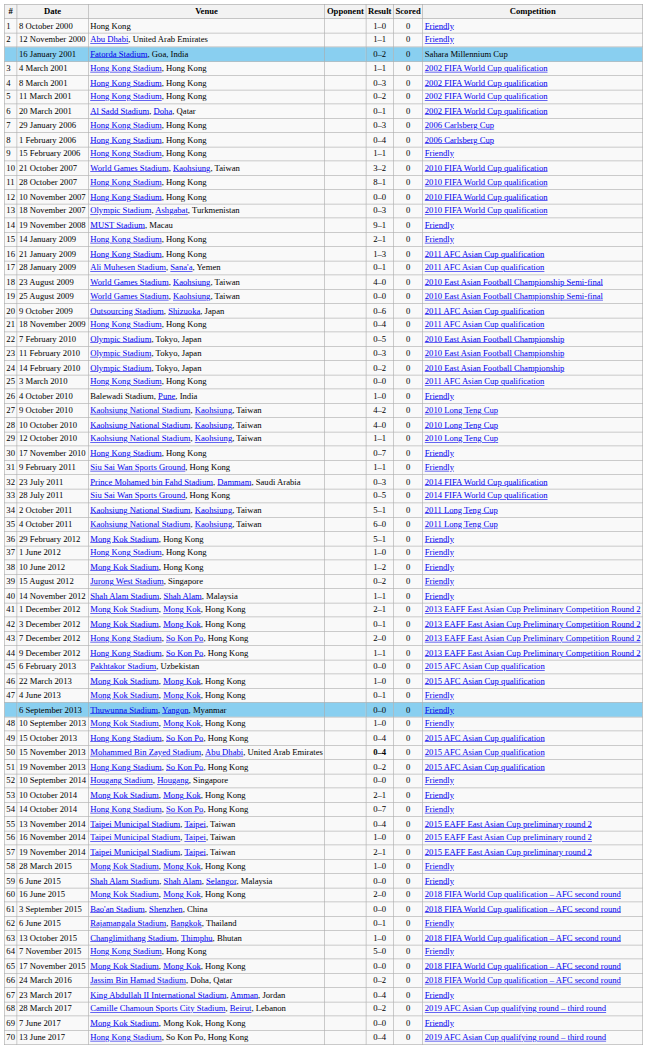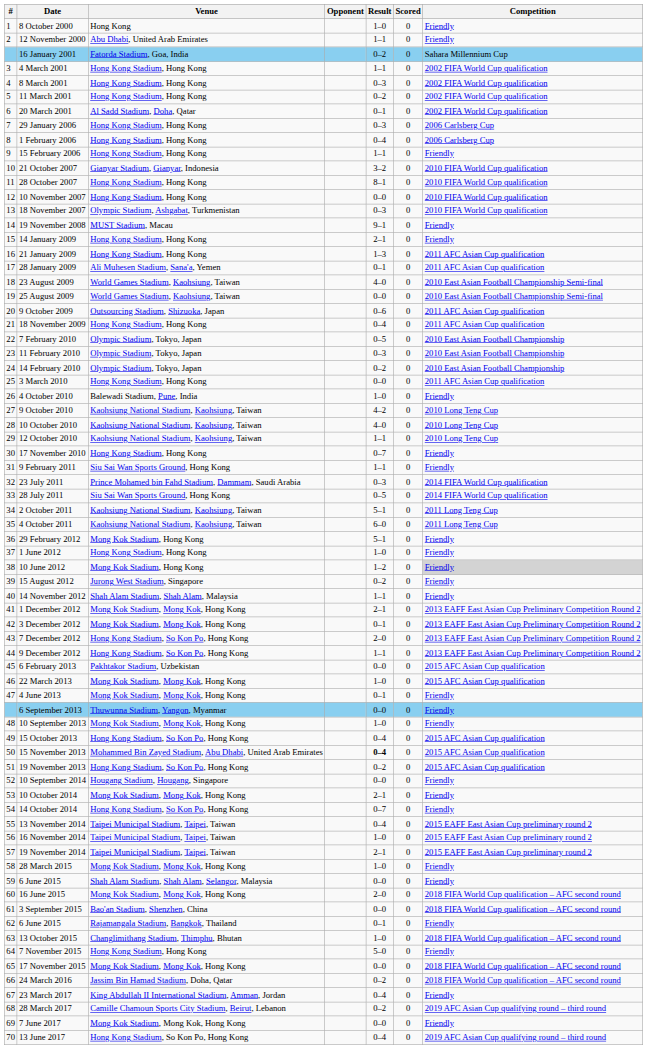(165, 168) World Games Stadium, Kaohsiung, Taiwan -> (154, 168) Gianyar Stadium, Gianyar, Indonesia
(439, 567) no background -> (439, 567) lightgrey background
